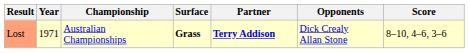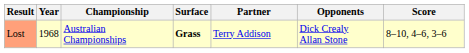(49, 34) 1971 -> (49, 34) 1968
(244, 34) bold -> (242, 34) normal
